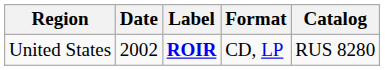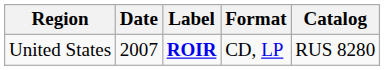(139, 49) 2002 -> (139, 49) 2007
